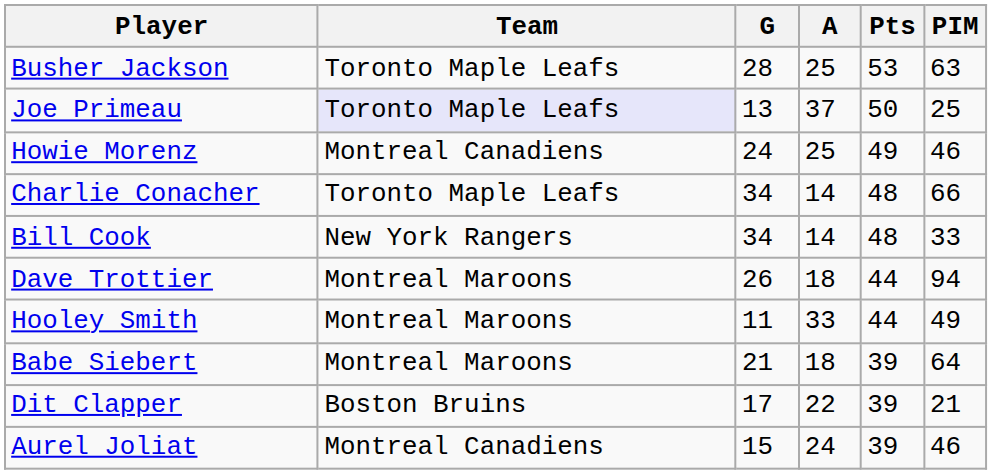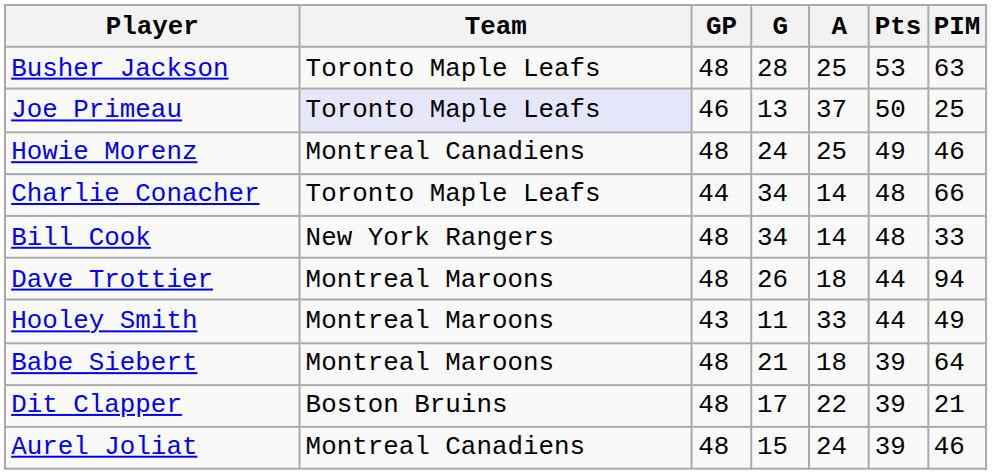+ column: (722, 26)
